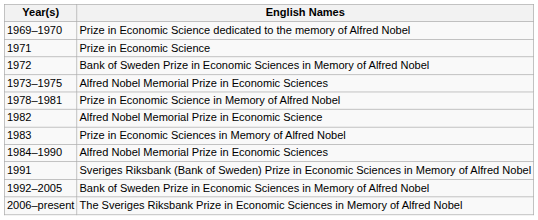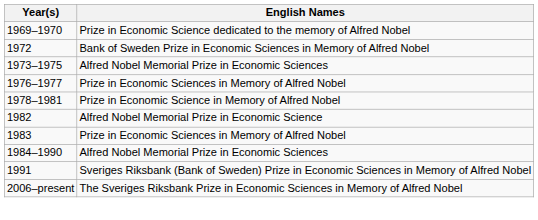- row: (19, 48)
+ row: (35, 83)
- row: (35, 188)
